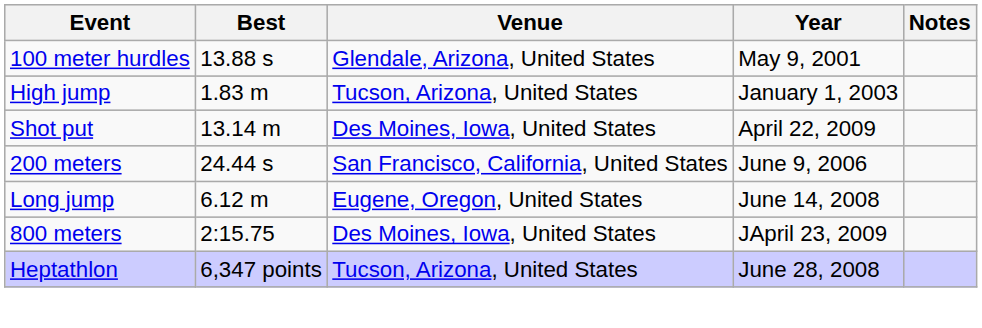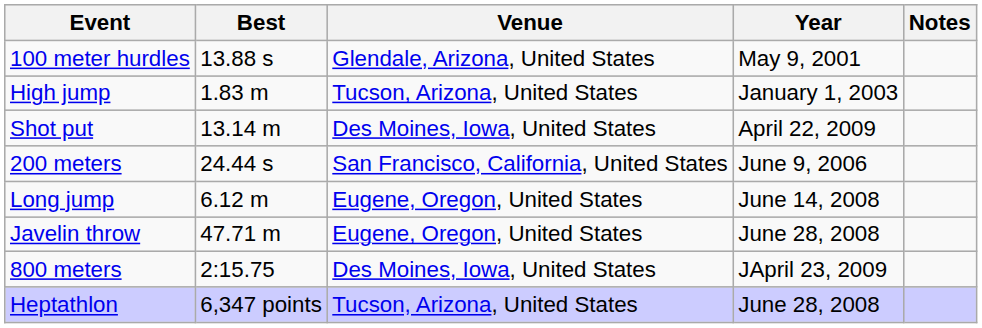+ row: (75, 234)
